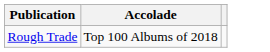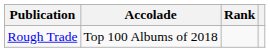+ column: (240, 15)
